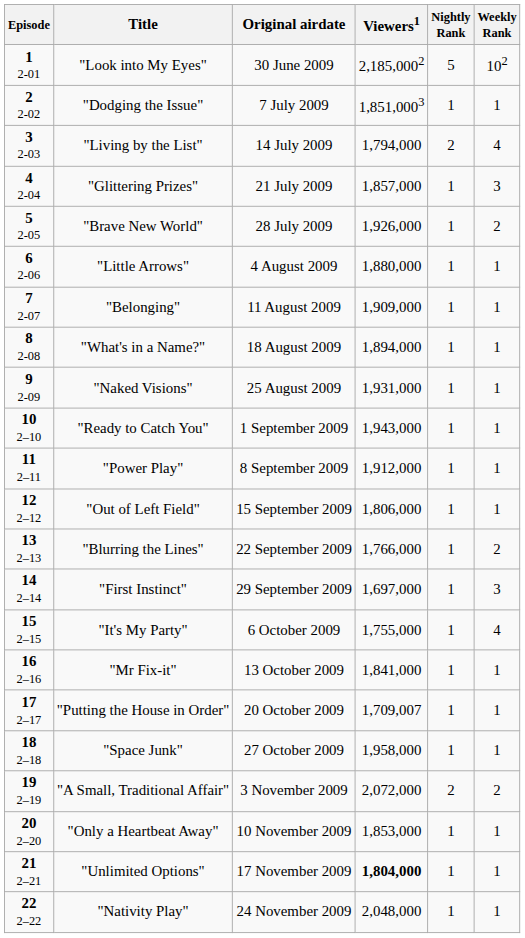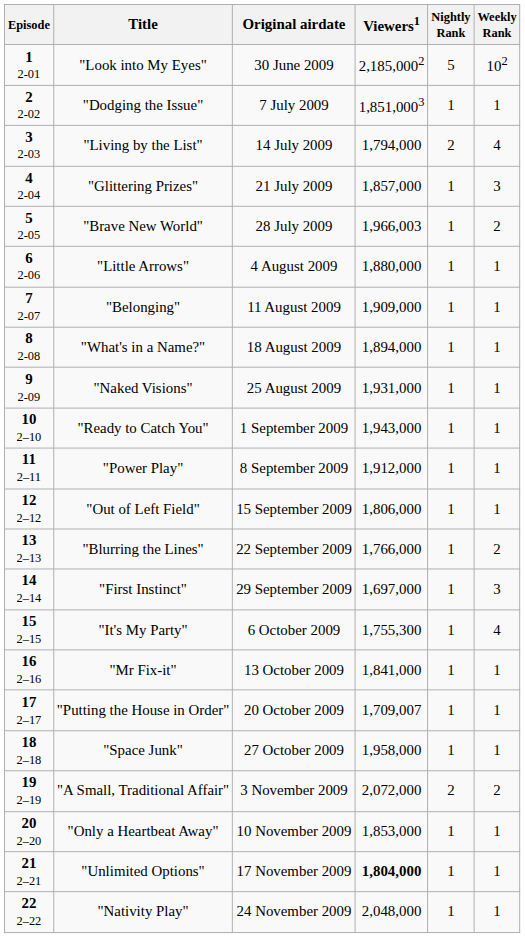(392, 226) 1,926,000 -> (392, 226) 1,966,003
(392, 629) 1,755,000 -> (392, 629) 1,755,300
